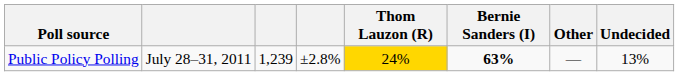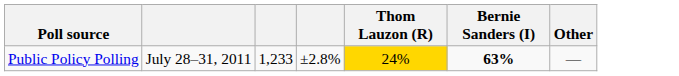- column: (635, 33)
(276, 58) 1,239 -> (276, 58) 1,233
